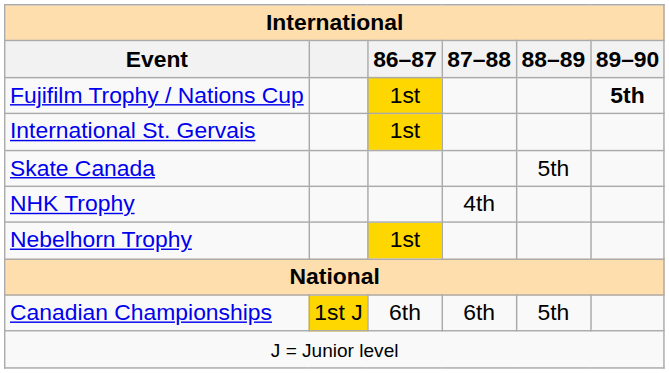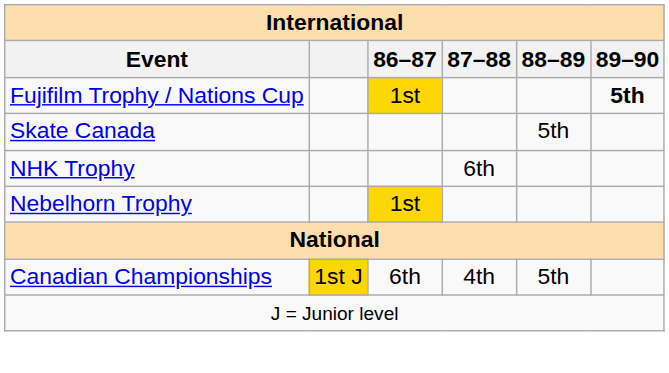- row: (133, 131)
(479, 204) 4th -> (479, 167) 6th
(479, 312) 6th -> (479, 276) 4th
